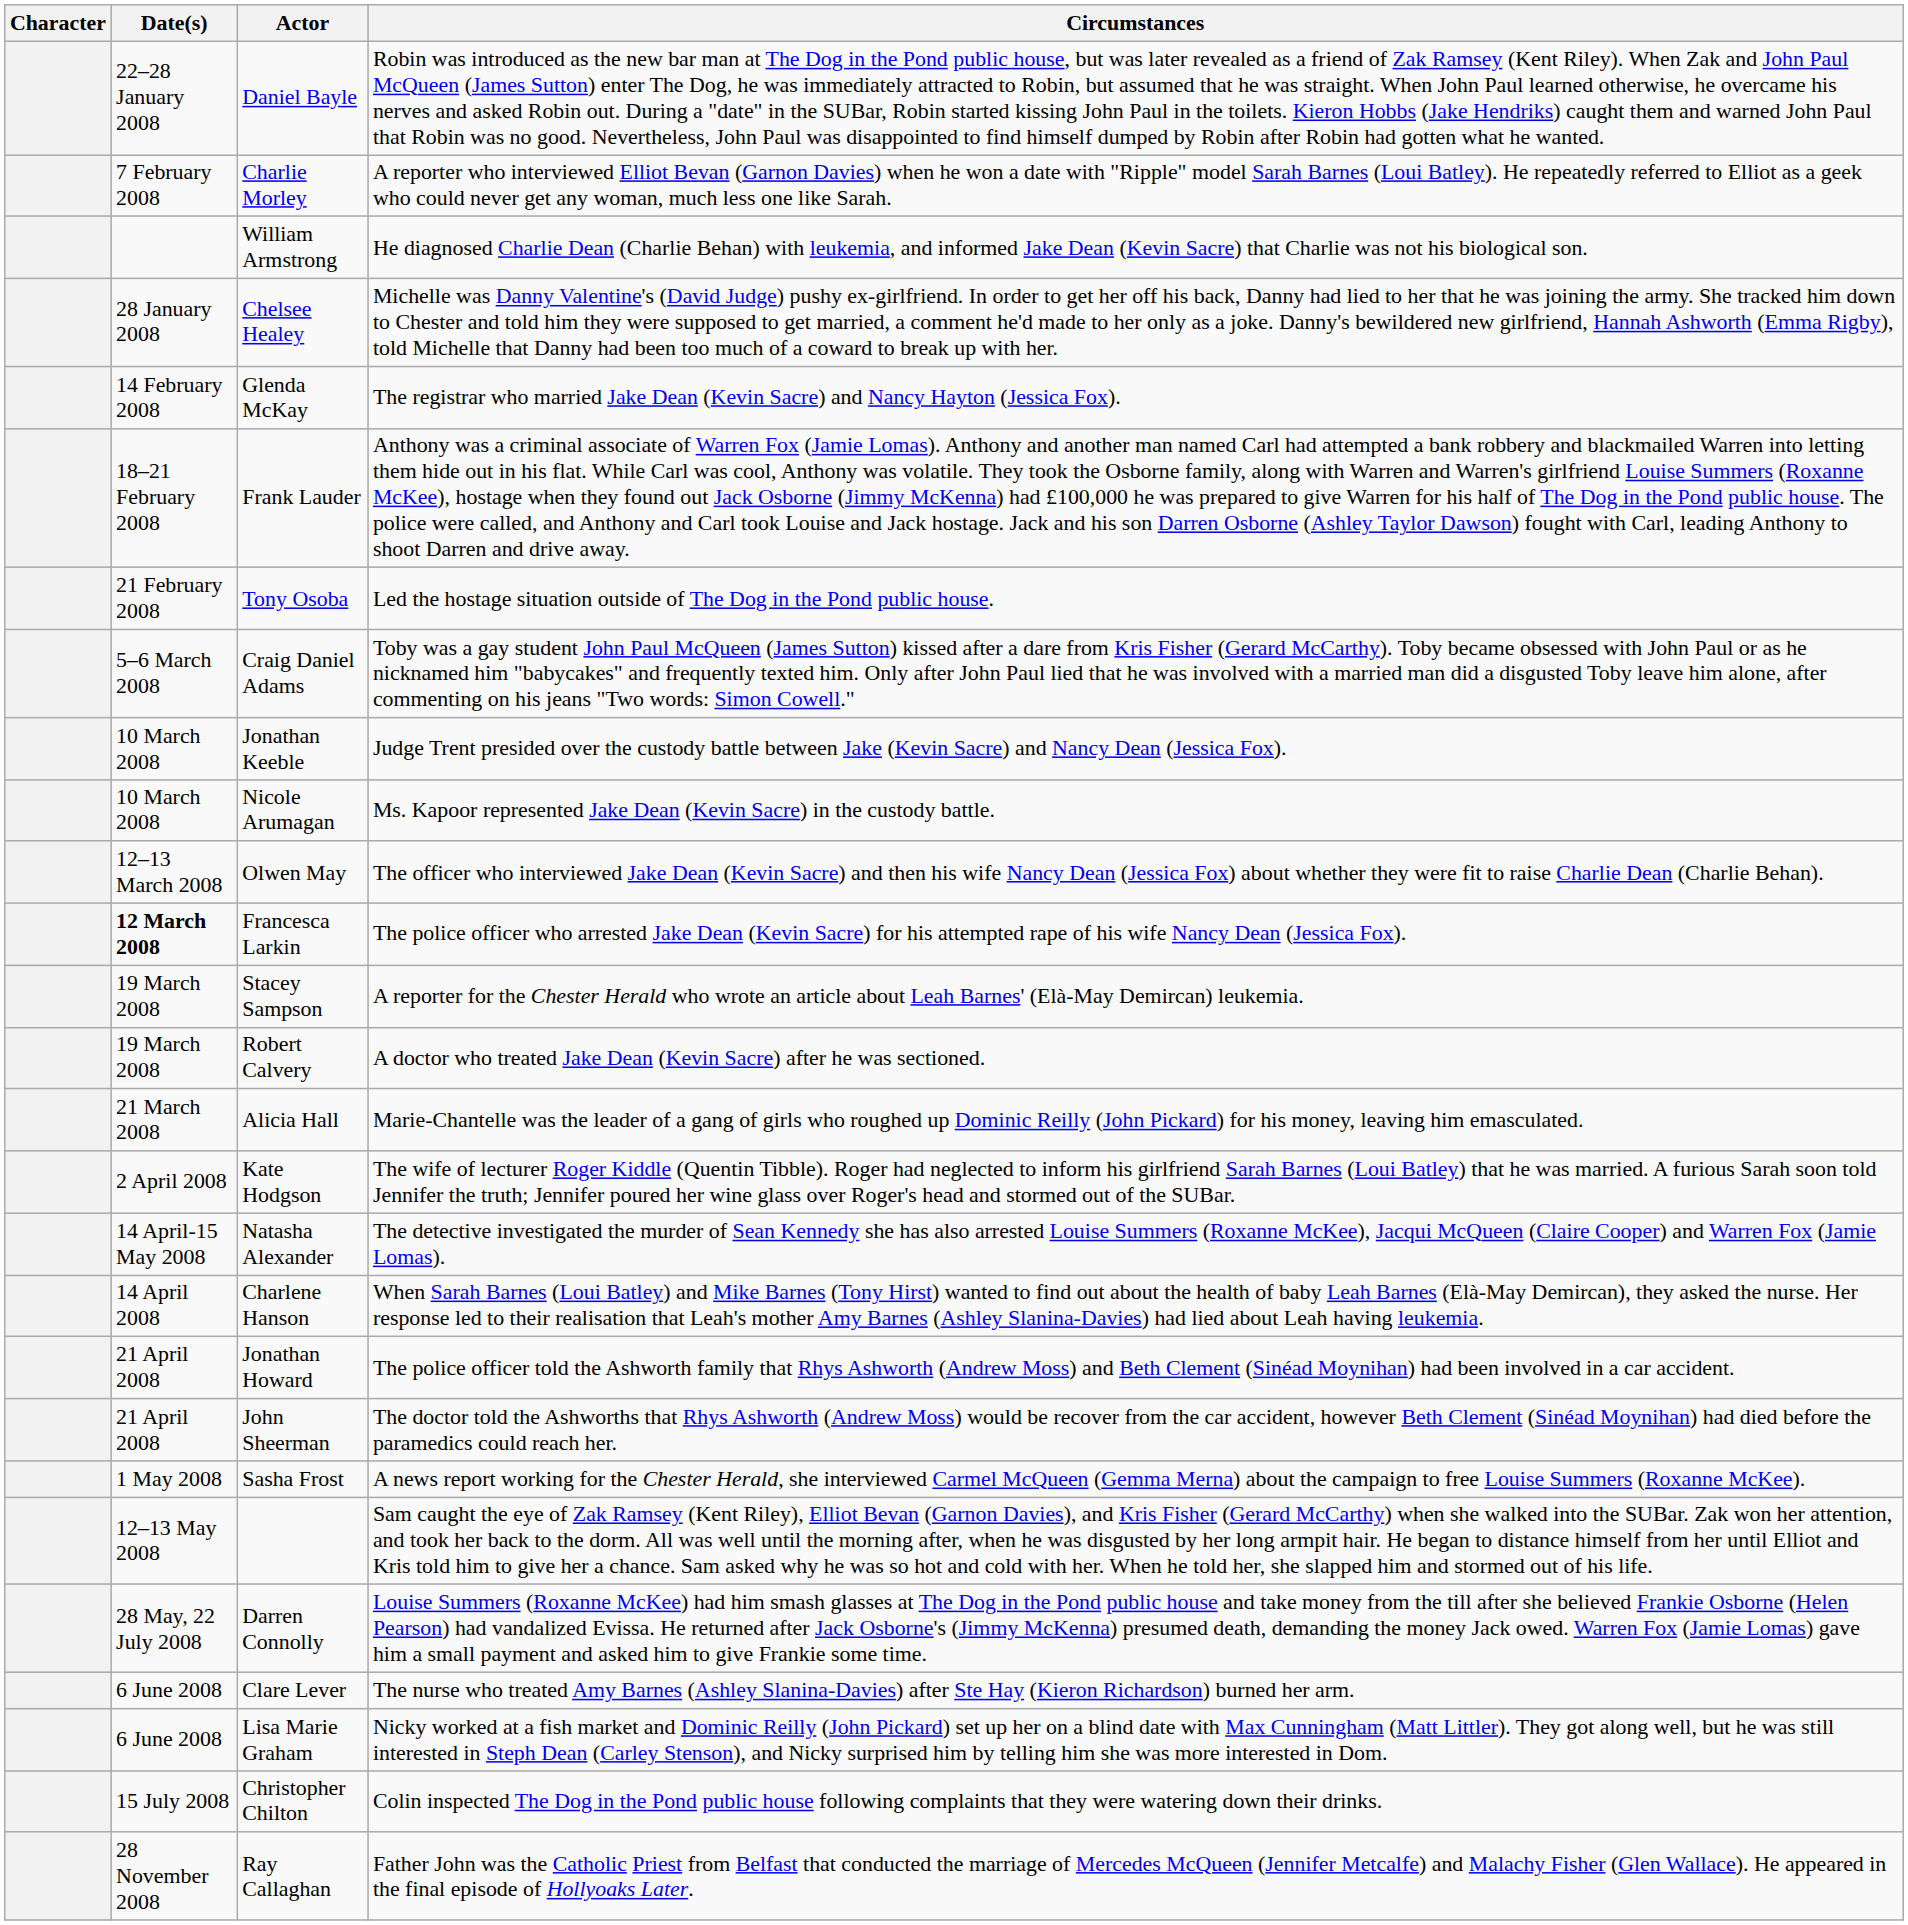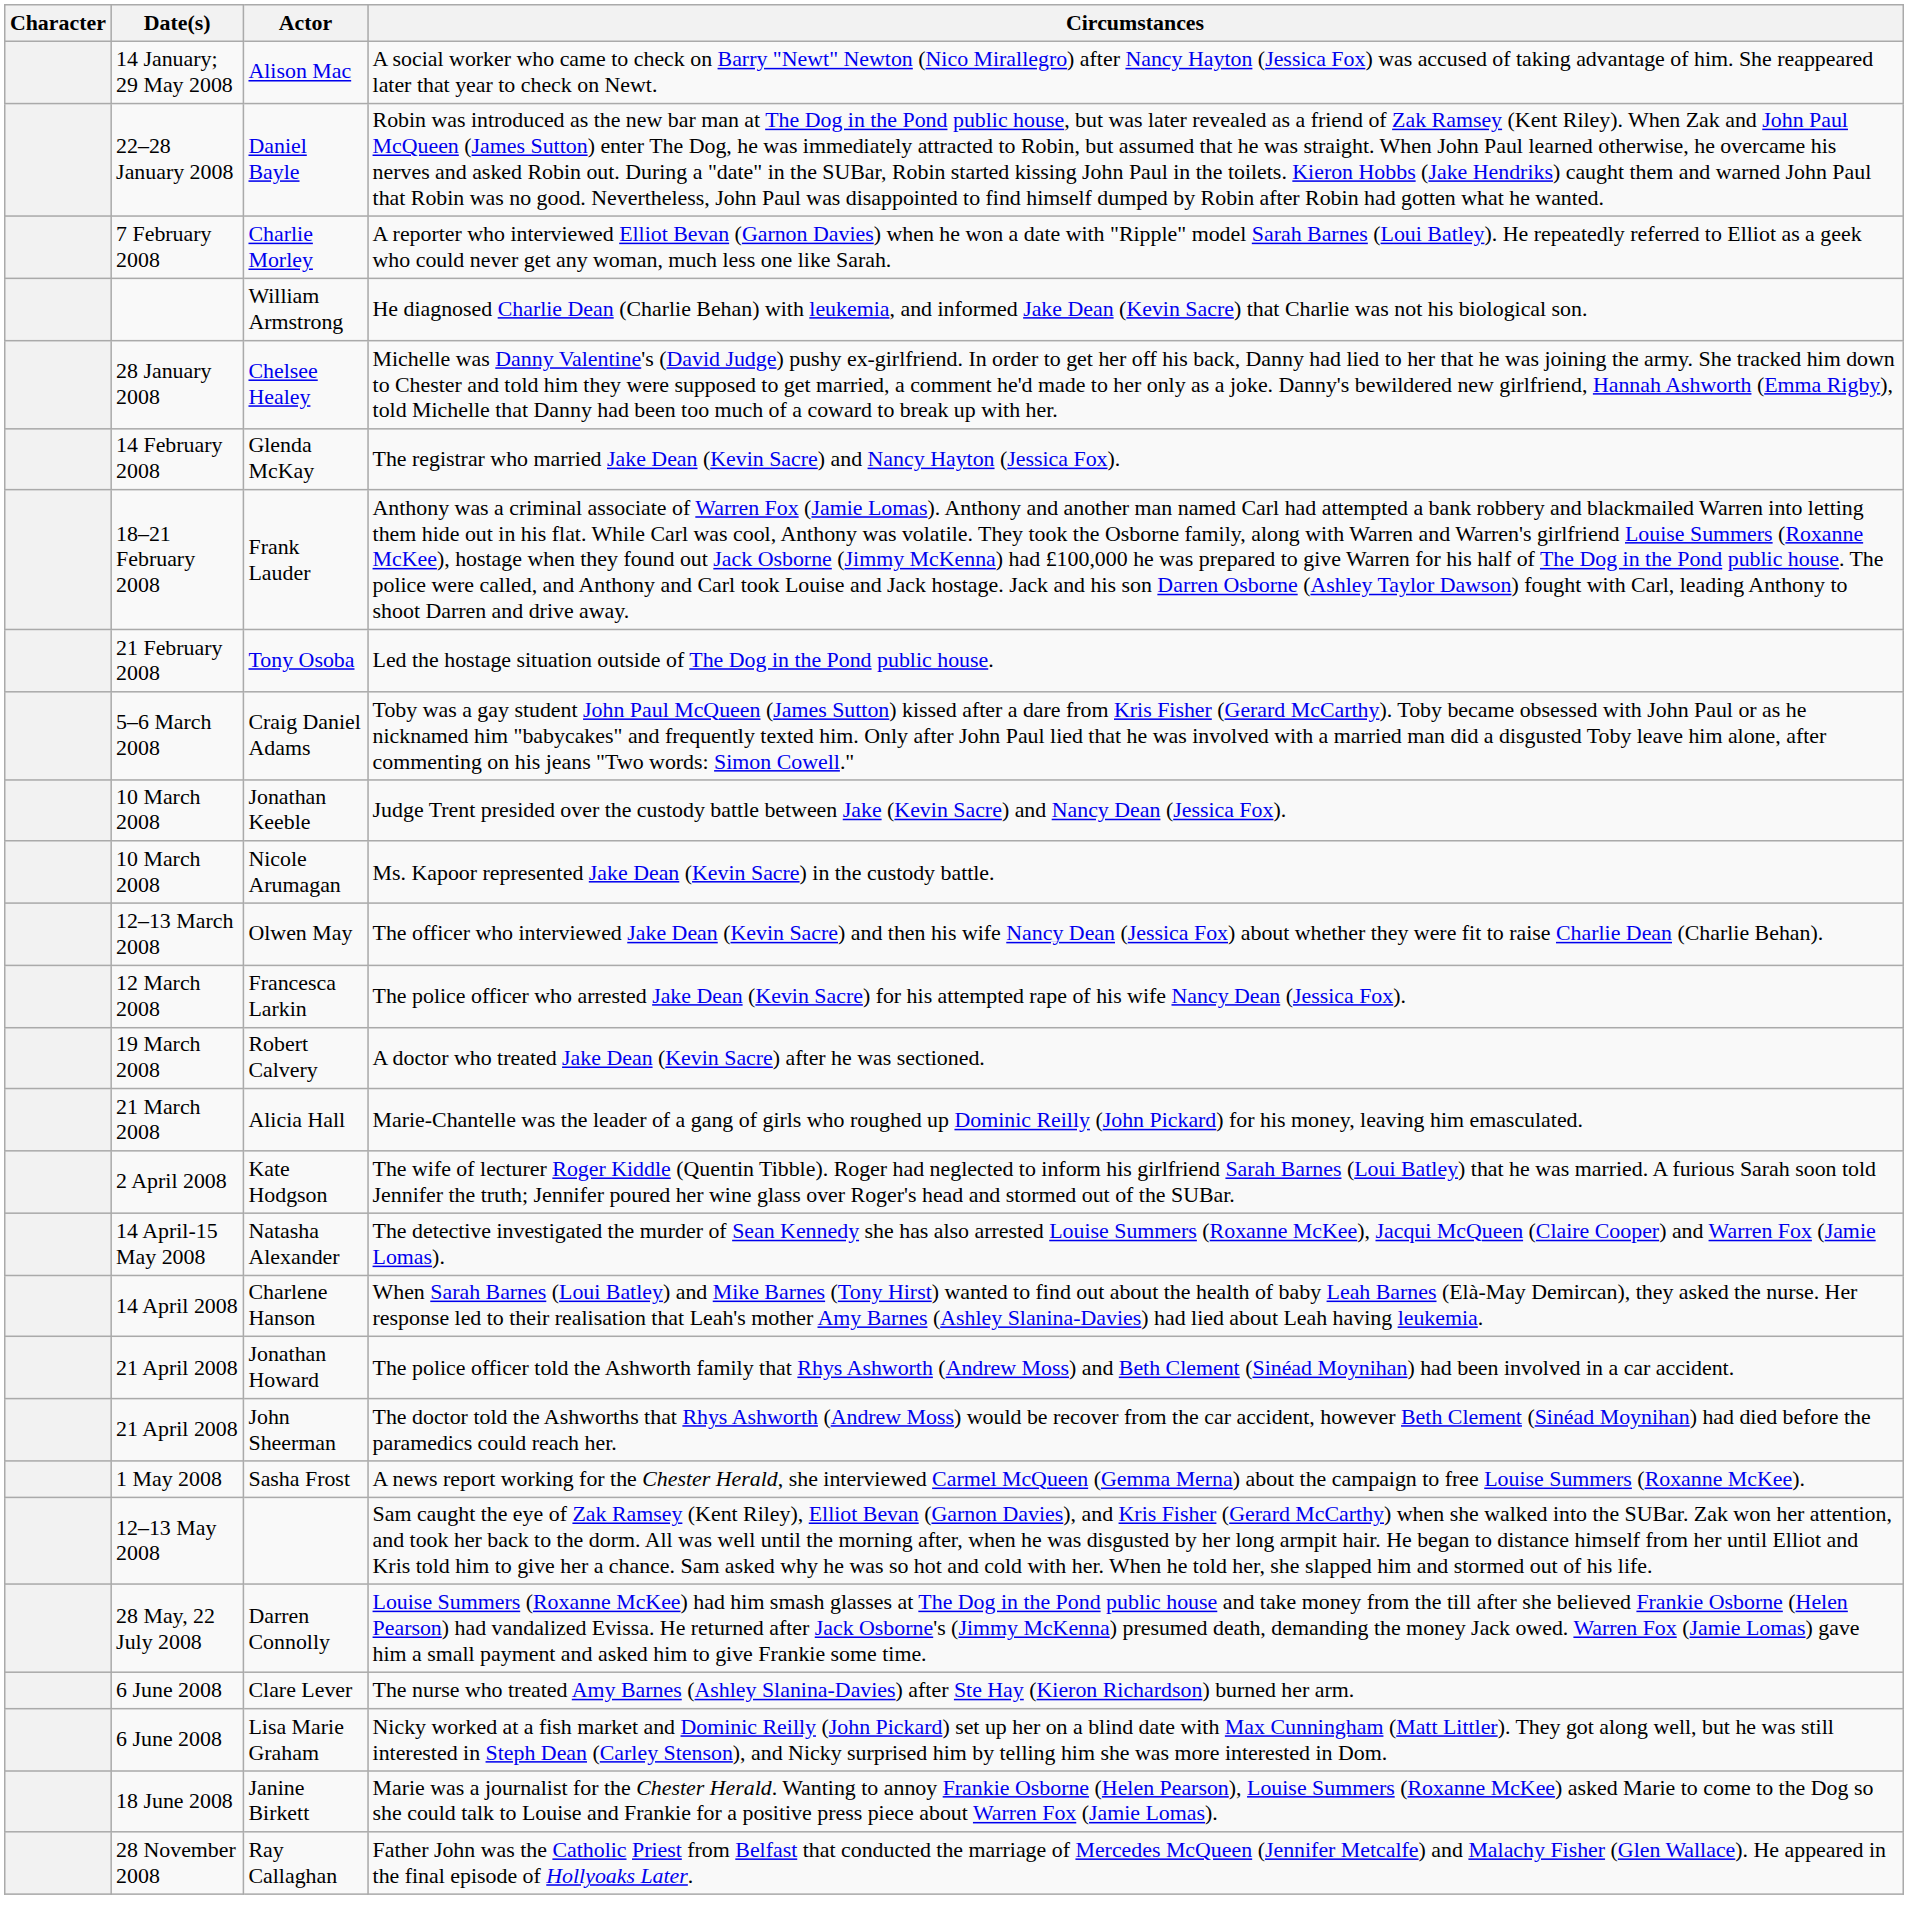+ row: (300, 71)
(161, 934) bold -> (158, 996) normal
- row: (282, 996)
+ row: (279, 1801)
- row: (294, 1801)
